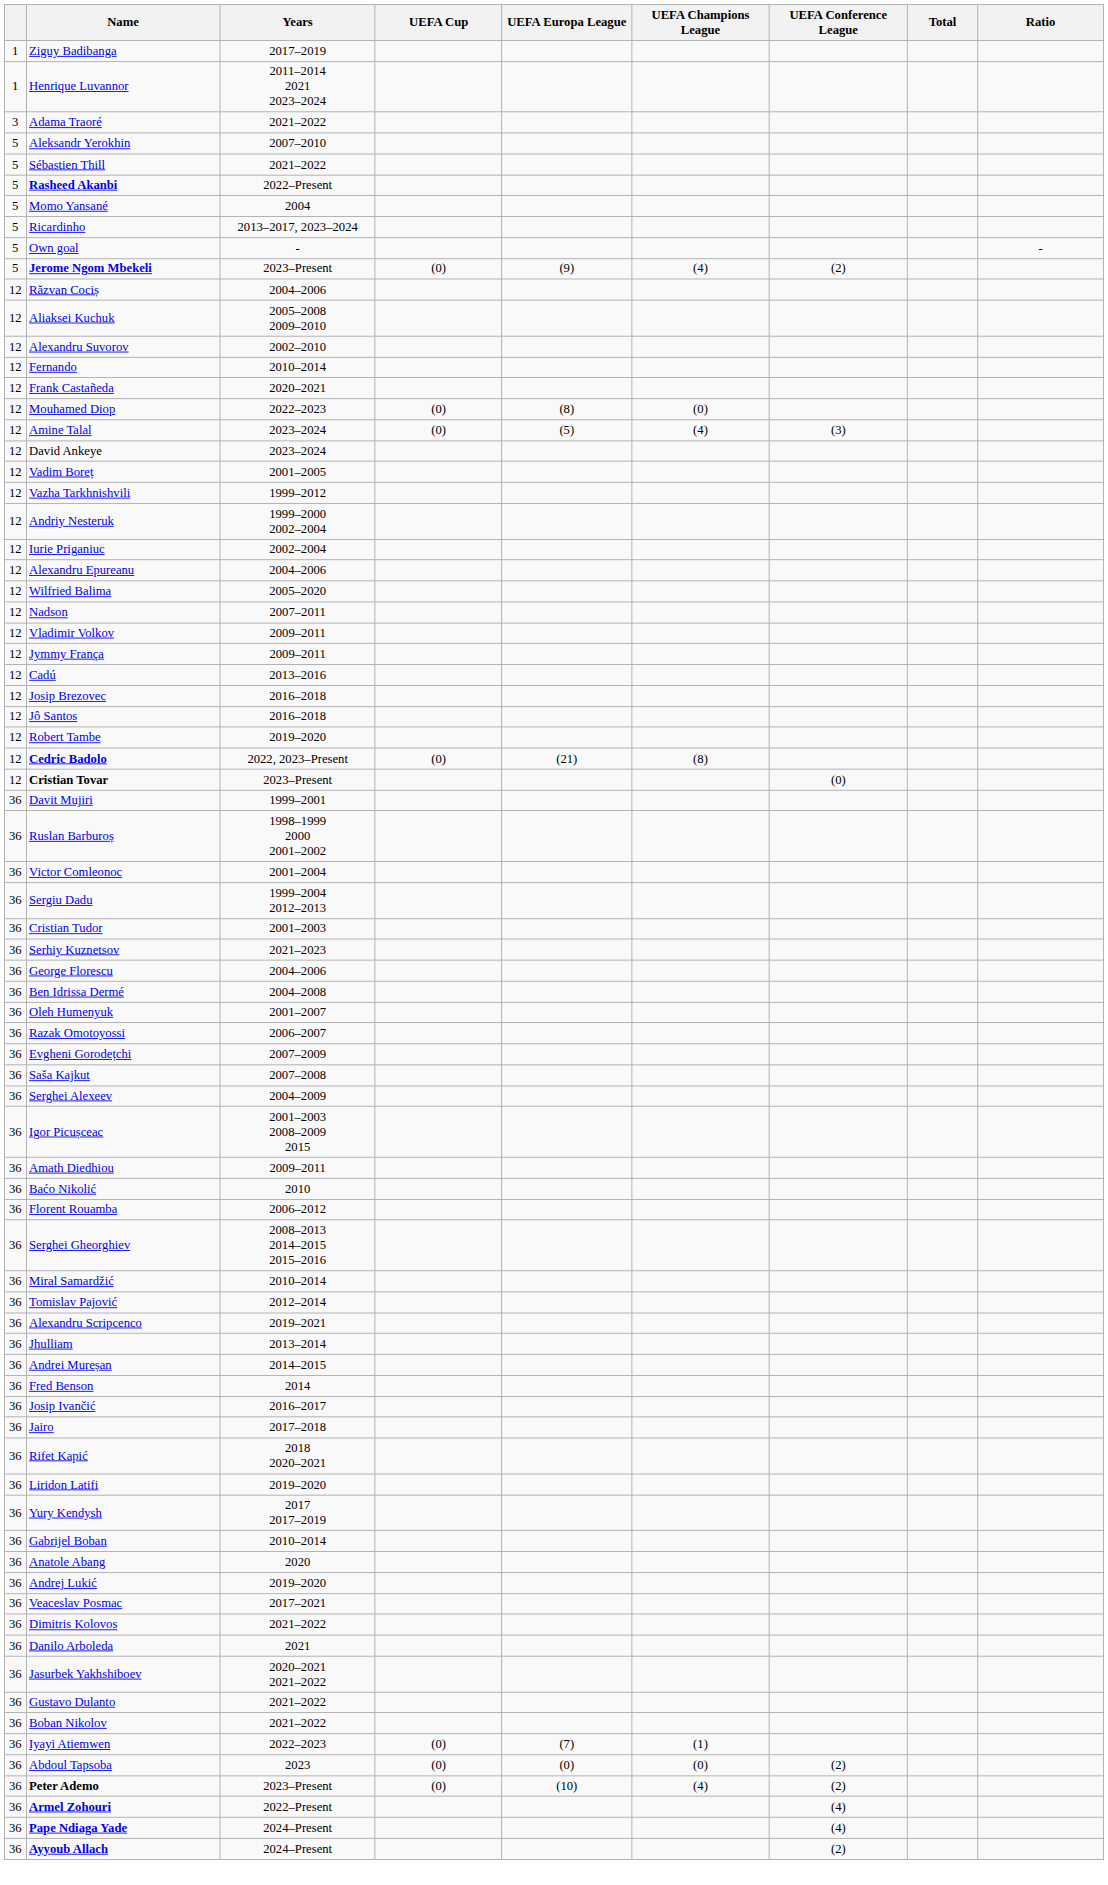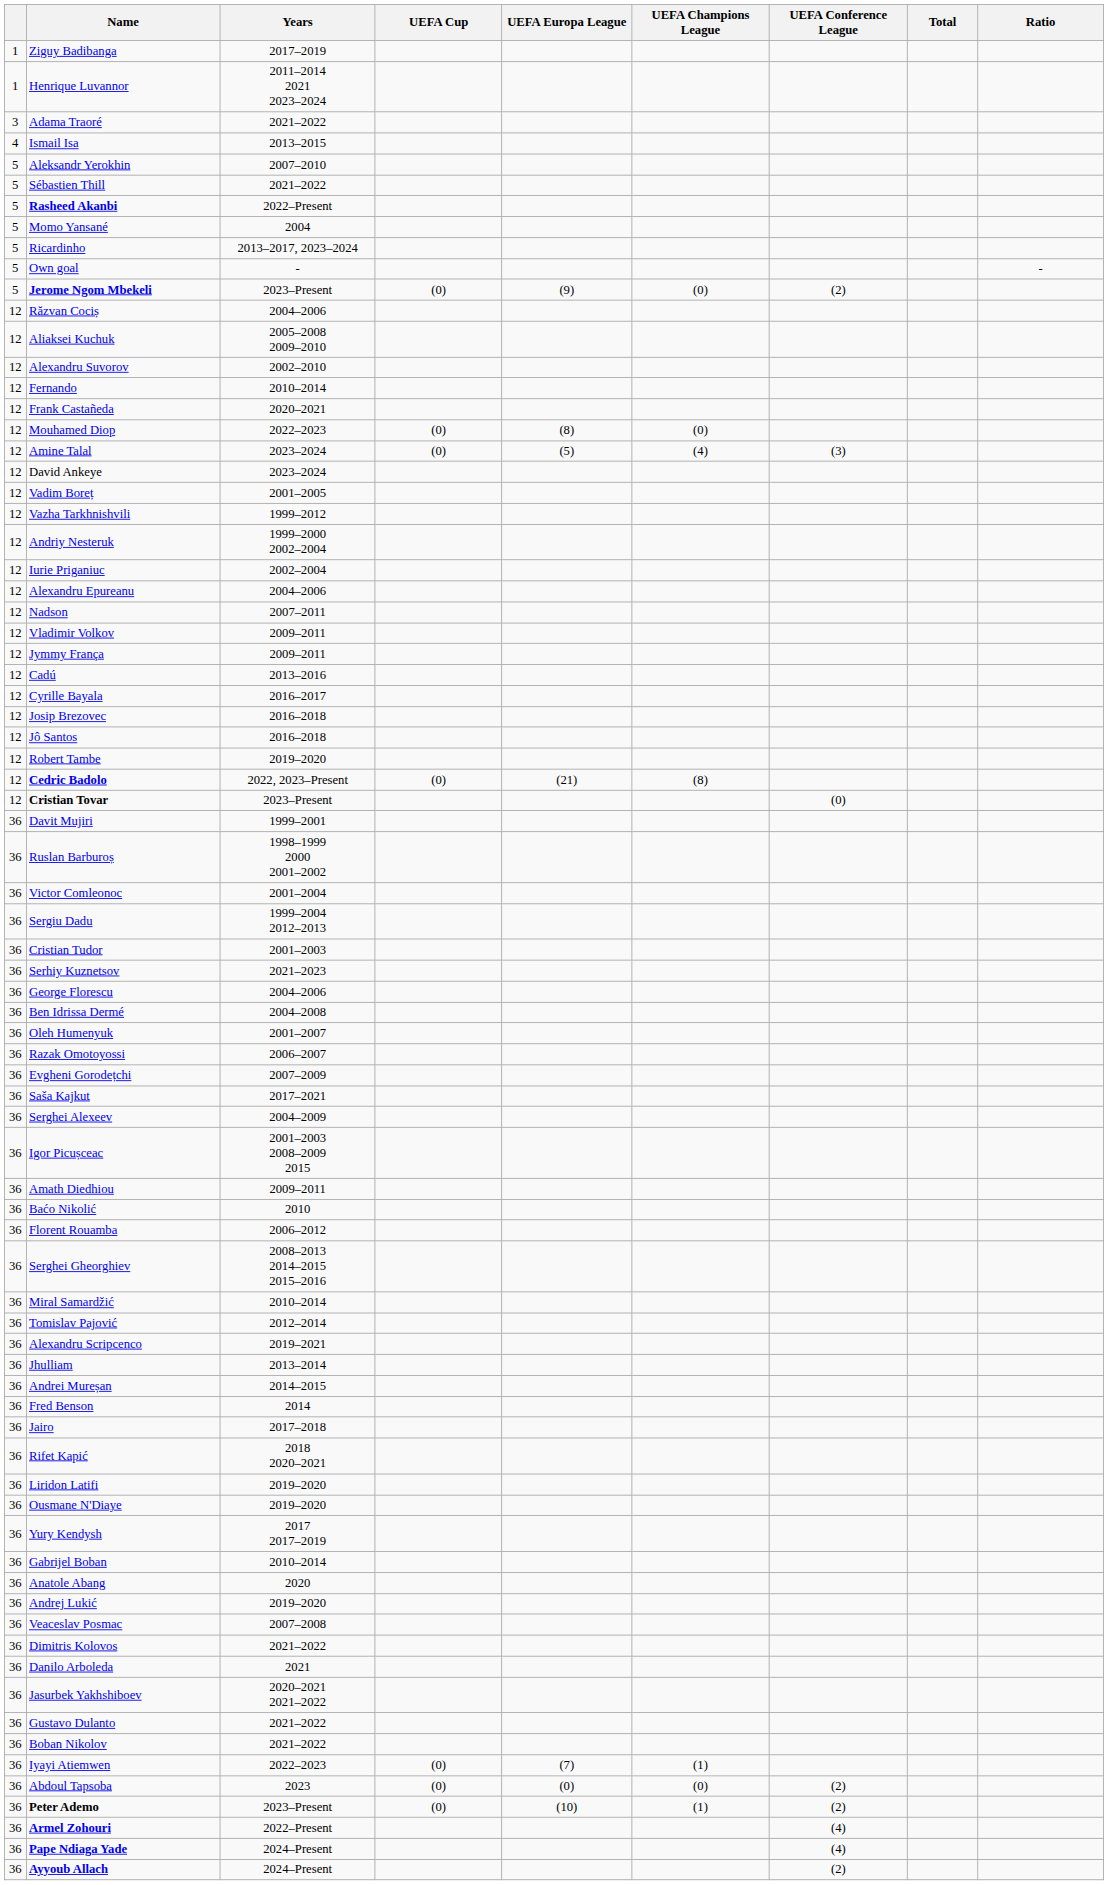+ row: (54, 143)
(700, 269) (4) -> (700, 290) (0)
- row: (70, 591)
+ row: (66, 696)
(298, 1075) 2007–2008 -> (298, 1096) 2017–2021
- row: (62, 1407)
+ row: (75, 1505)
(298, 1604) 2017–2021 -> (298, 1625) 2007–2008
(700, 1786) (4) -> (700, 1807) (1)
